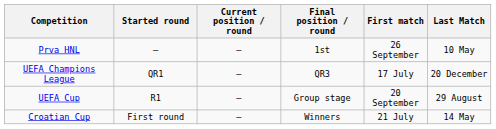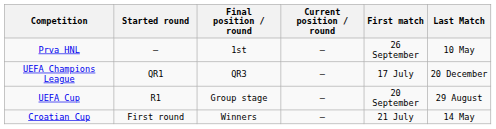columns swapped: (239, 21) <-> (322, 21)
